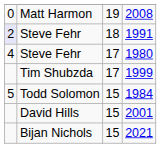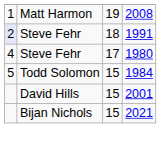(11, 14) 0 -> (11, 14) 1
- row: (139, 73)
